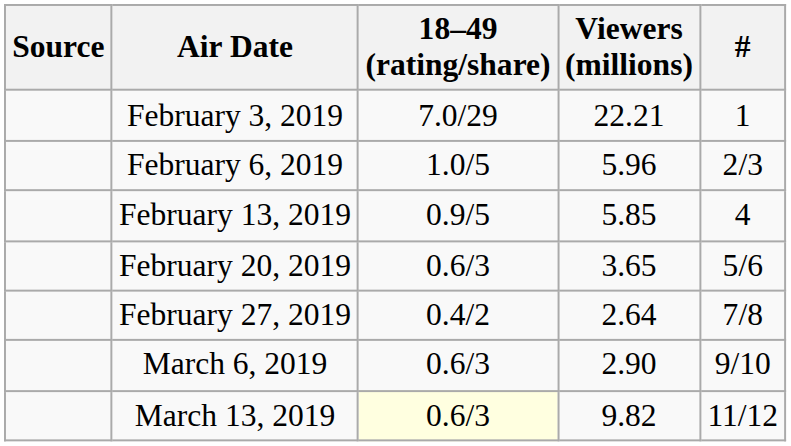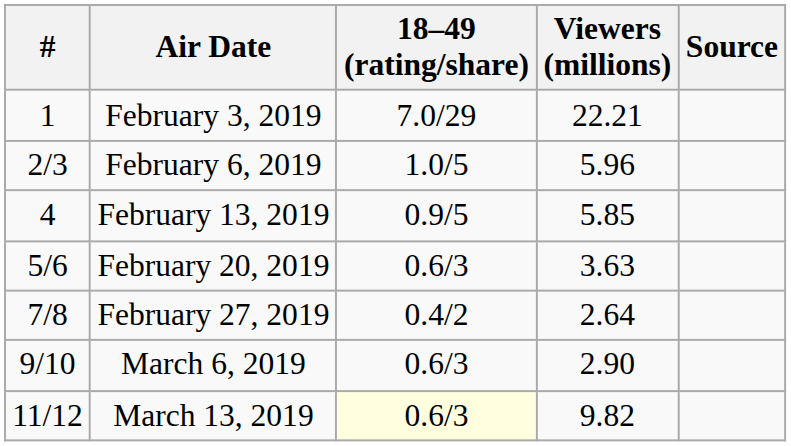columns swapped: (743, 47) <-> (58, 47)
(629, 264) 3.65 -> (607, 264) 3.63
